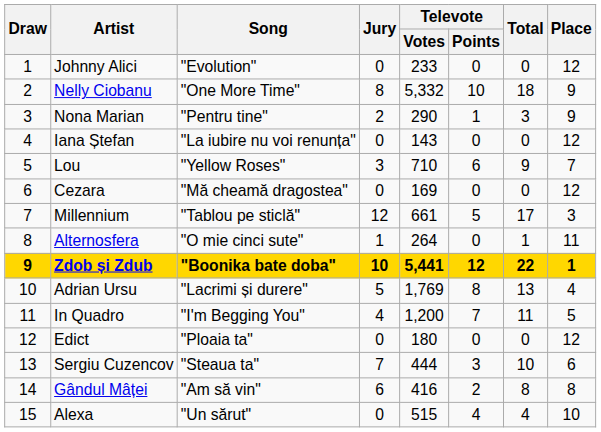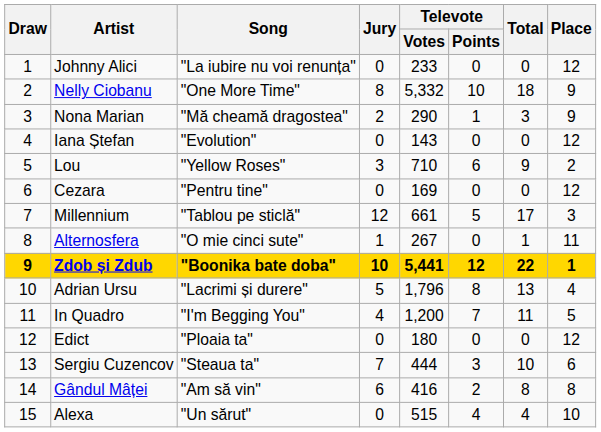(219, 66) "Evolution" -> (268, 66) "La iubire nu voi renunța"
(224, 116) "Pentru tine" -> (264, 116) "Mă cheamă dragostea"
(268, 141) "La iubire nu voi renunța" -> (219, 141) "Evolution"
(571, 166) 7 -> (571, 166) 2
(264, 191) "Mă cheamă dragostea" -> (224, 191) "Pentru tine"
(424, 240) 264 -> (424, 240) 267
(424, 290) 1,769 -> (424, 290) 1,796
